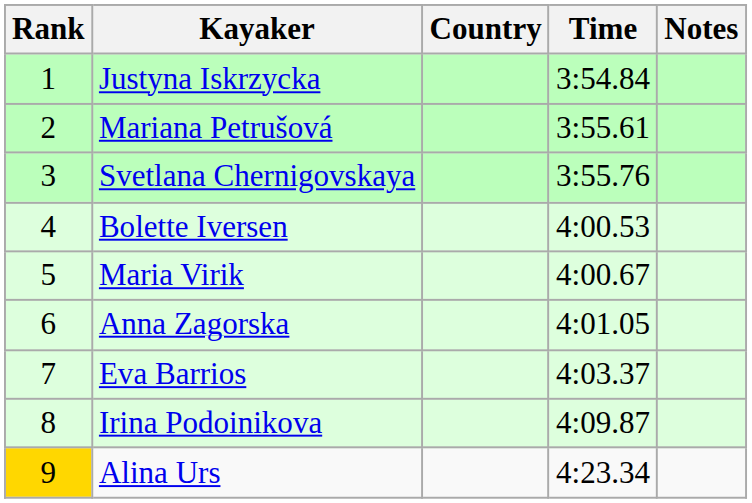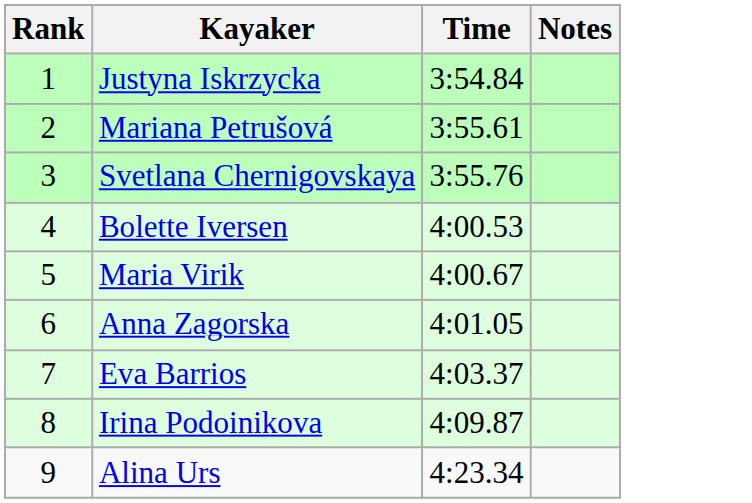- column: (486, 29)
(48, 472) gold background -> (48, 472) no background
